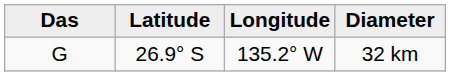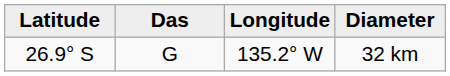columns swapped: (60, 20) <-> (170, 20)
